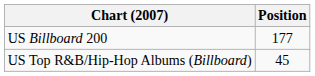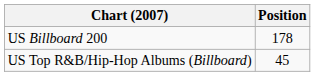(282, 37) 177 -> (282, 37) 178
